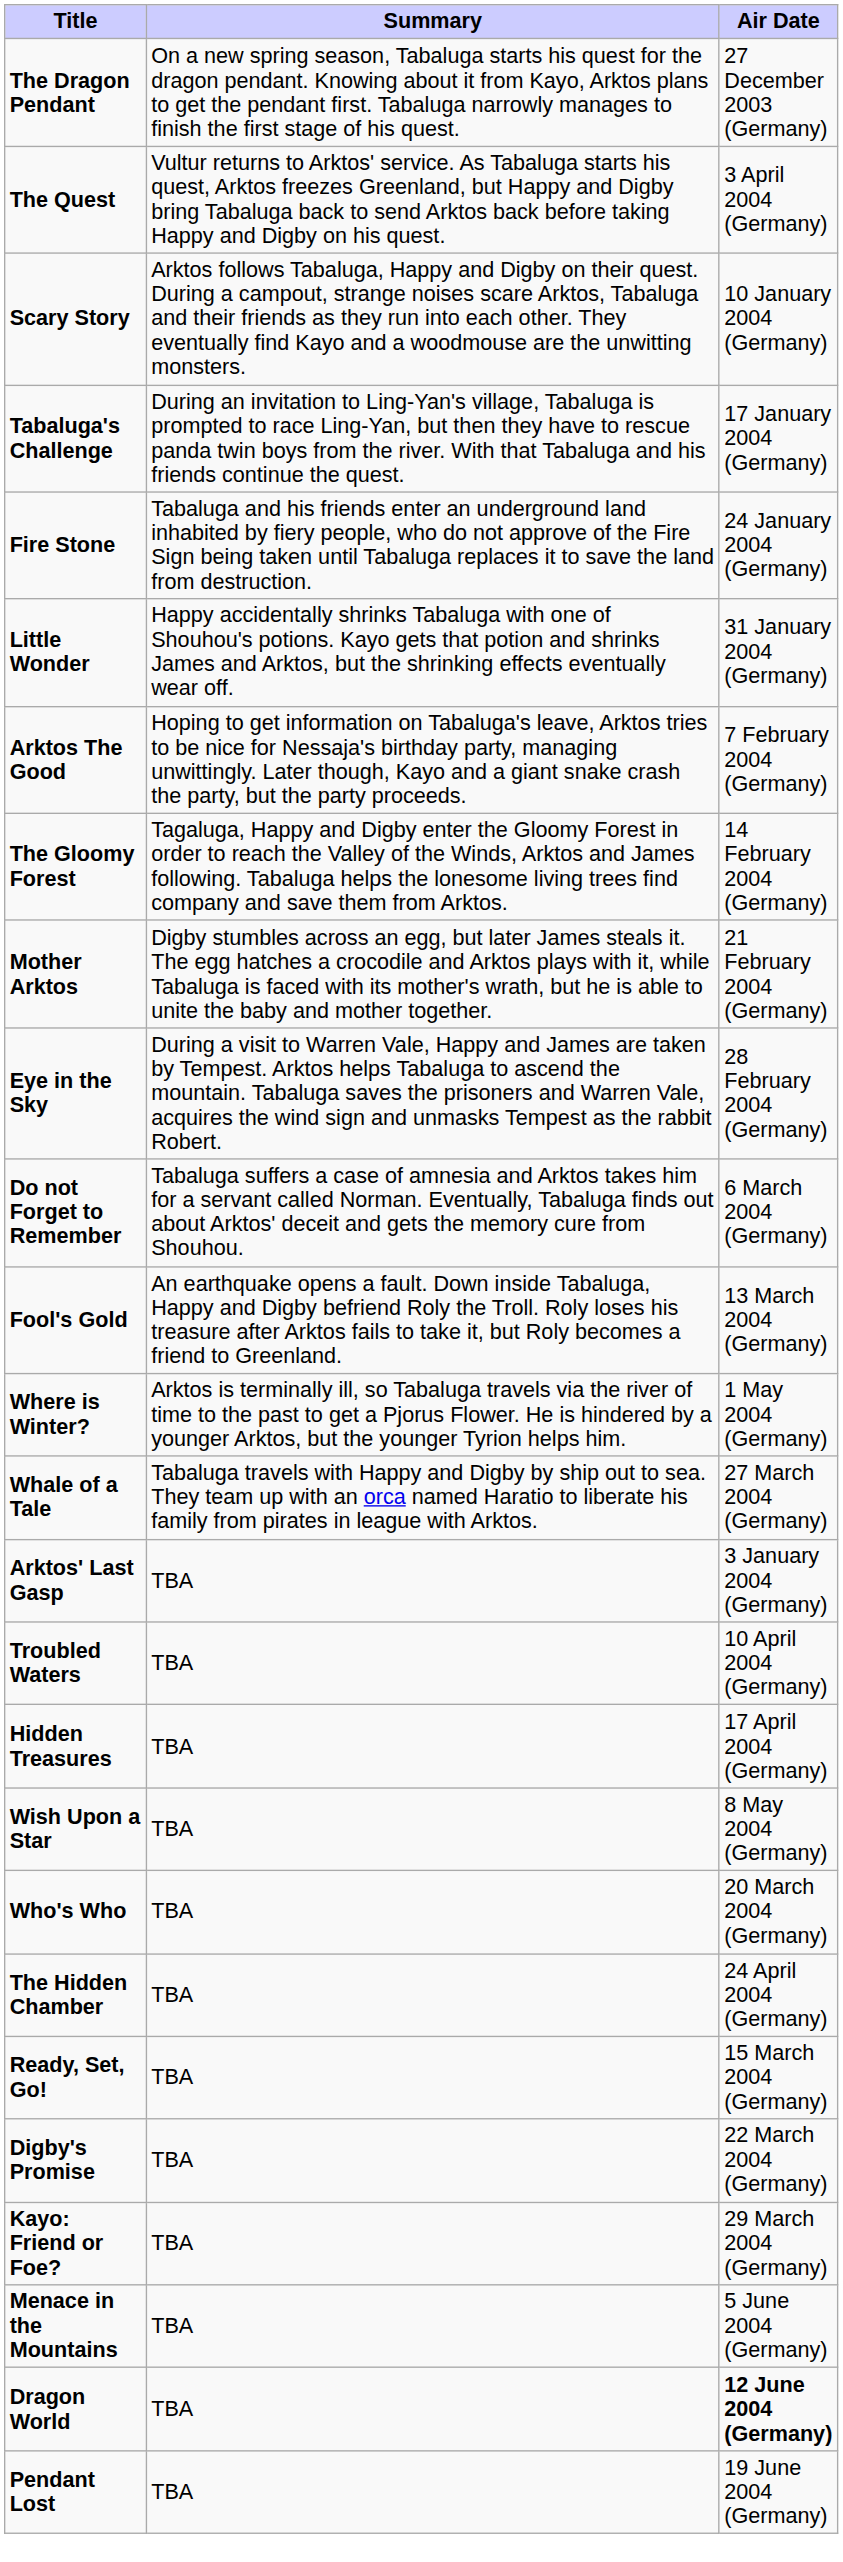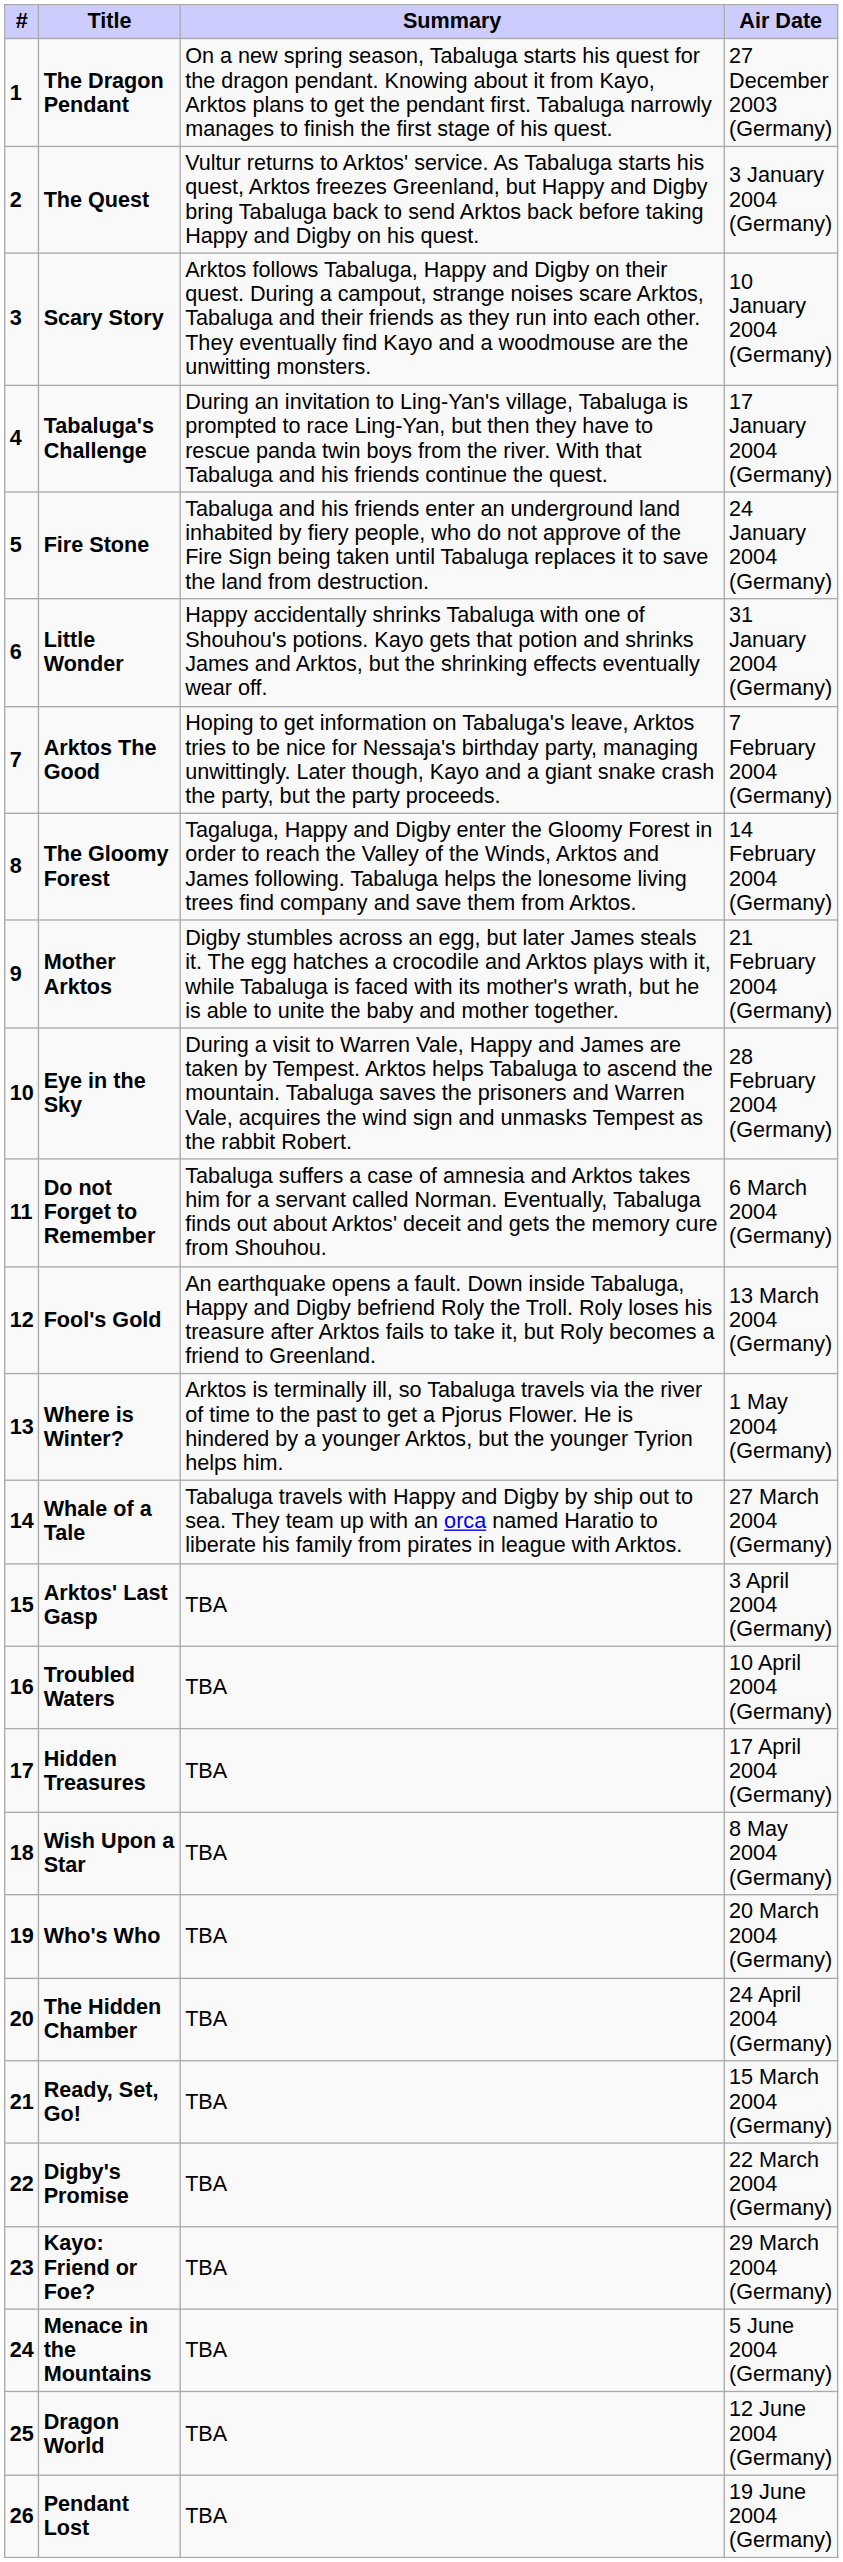+ column: (22, 21)
(776, 199) 3 April 2004 (Germany) -> (781, 199) 3 January 2004 (Germany)
(776, 1580) 3 January 2004 (Germany) -> (781, 1604) 3 April 2004 (Germany)
(778, 2408) bold -> (781, 2433) normal
